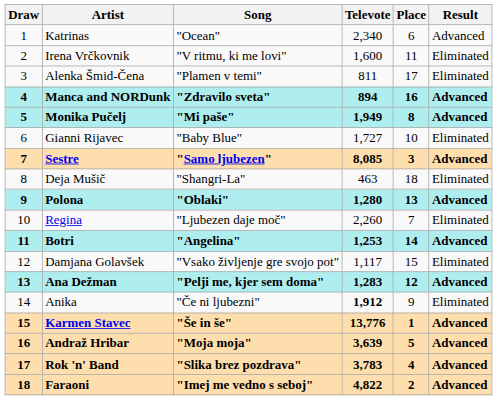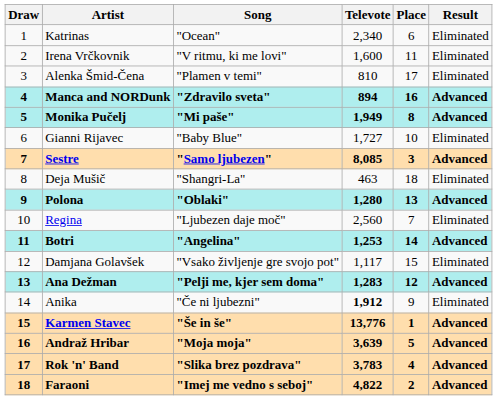(458, 35) Advanced -> (460, 35) Eliminated
(368, 76) 811 -> (368, 76) 810
(368, 220) 2,260 -> (368, 220) 2,560
